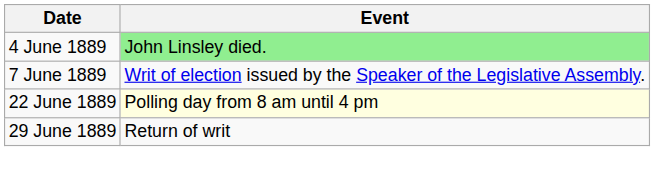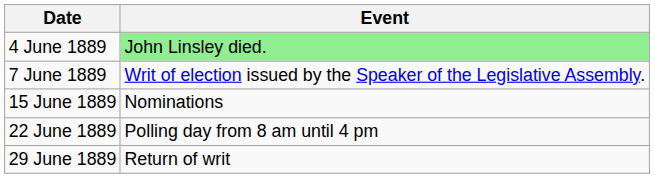+ row: (62, 103)
(251, 103) lightyellow background -> (251, 131) no background
